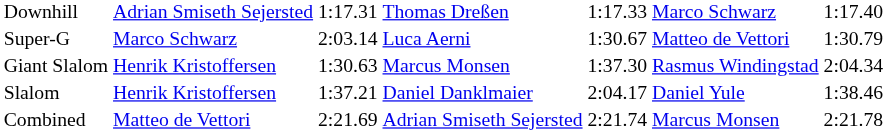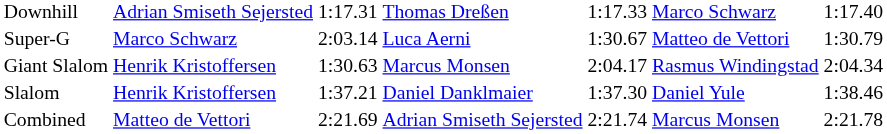(617, 65) 1:37.30 -> (617, 65) 2:04.17
(617, 92) 2:04.17 -> (617, 92) 1:37.30
